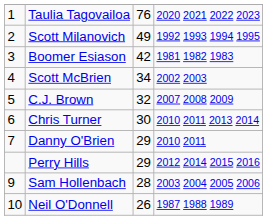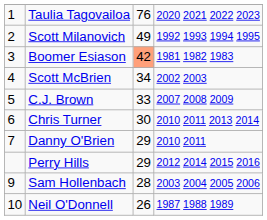(144, 57) no background -> (144, 57) lightsalmon background
(144, 99) 32 -> (144, 99) 33
